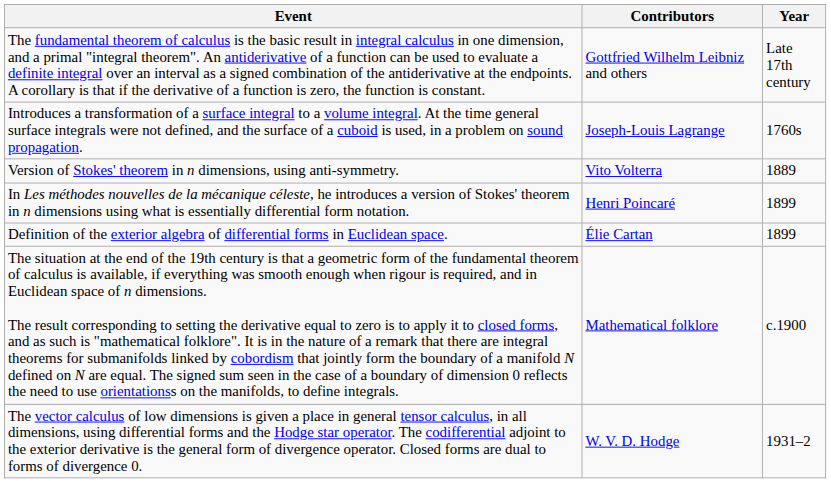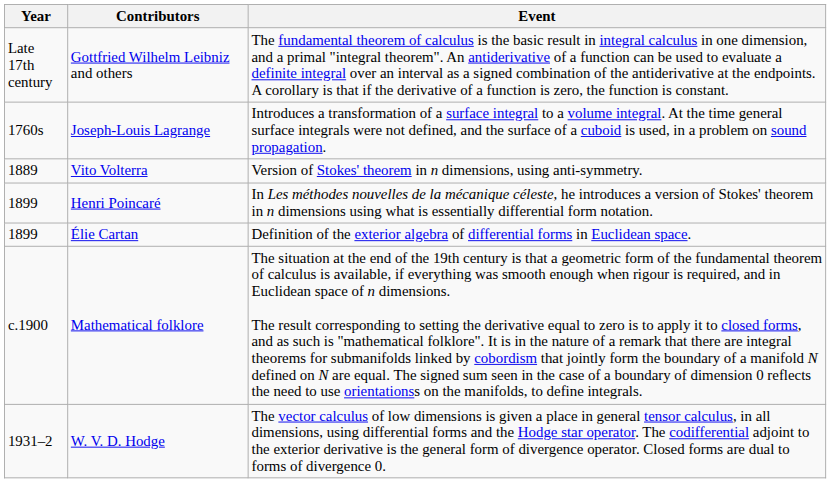columns swapped: (794, 16) <-> (293, 16)
